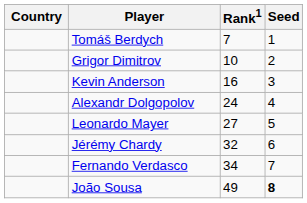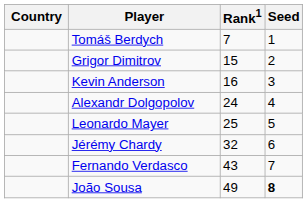(230, 60) 10 -> (230, 60) 15
(230, 123) 27 -> (230, 123) 25
(230, 166) 34 -> (230, 166) 43
